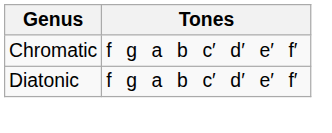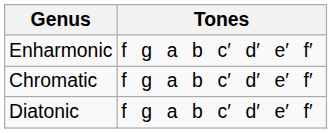+ row: (61, 50)
